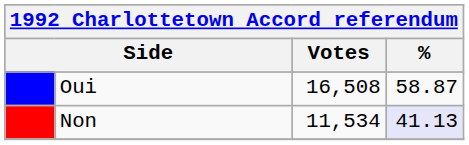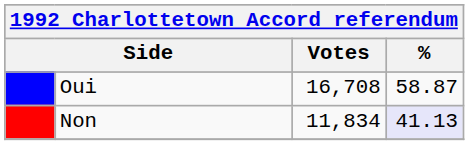(343, 89) 16,508 -> (343, 89) 16,708
(343, 122) 11,534 -> (343, 122) 11,834
